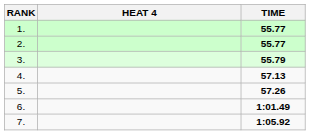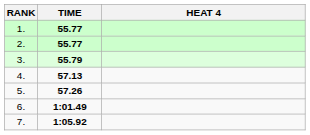columns swapped: (139, 13) <-> (273, 13)
